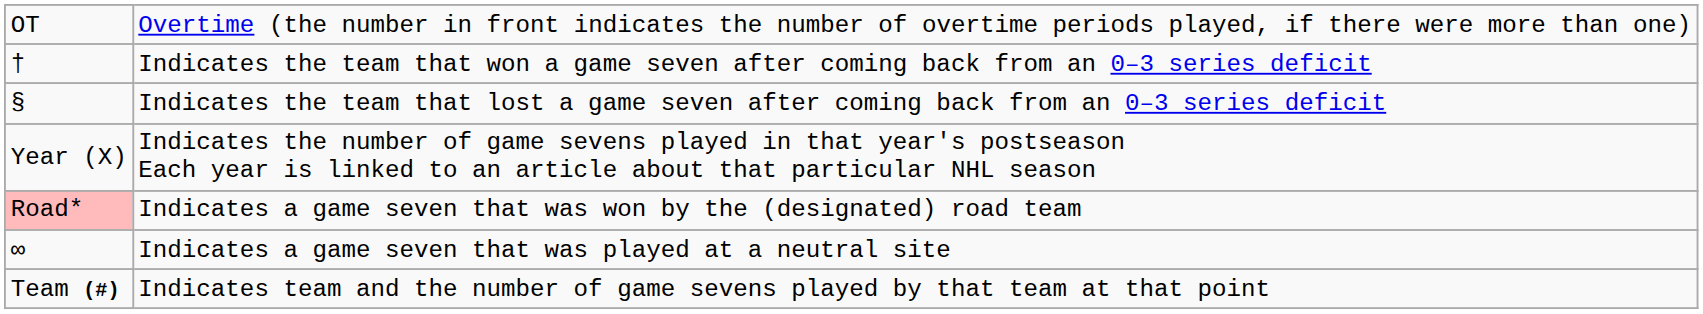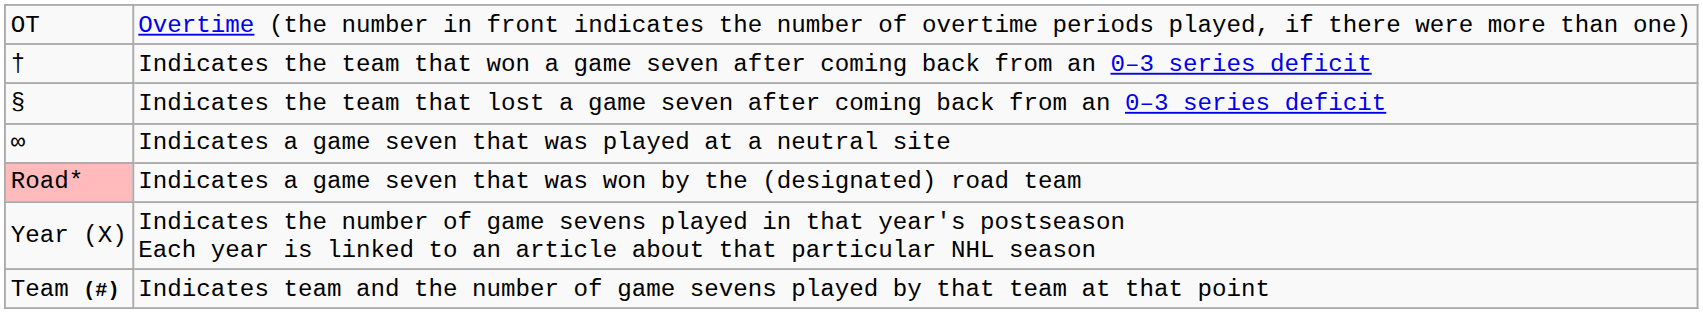rows swapped: (18, 250) <-> (69, 157)
